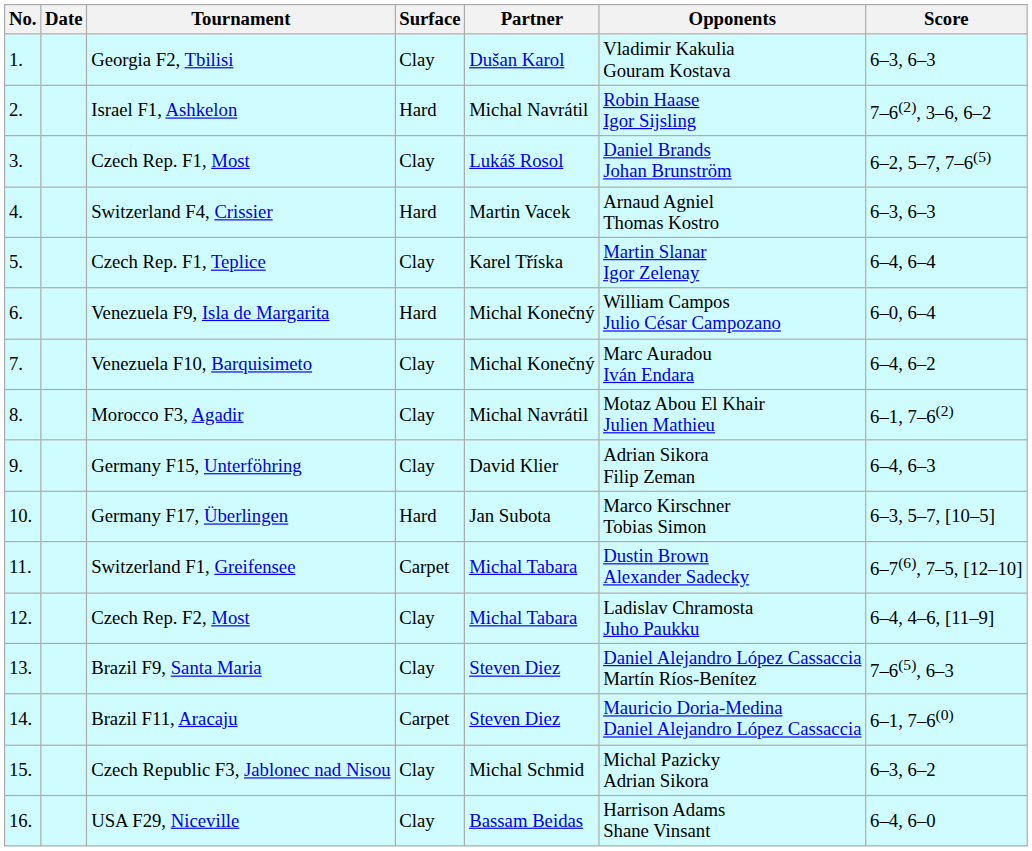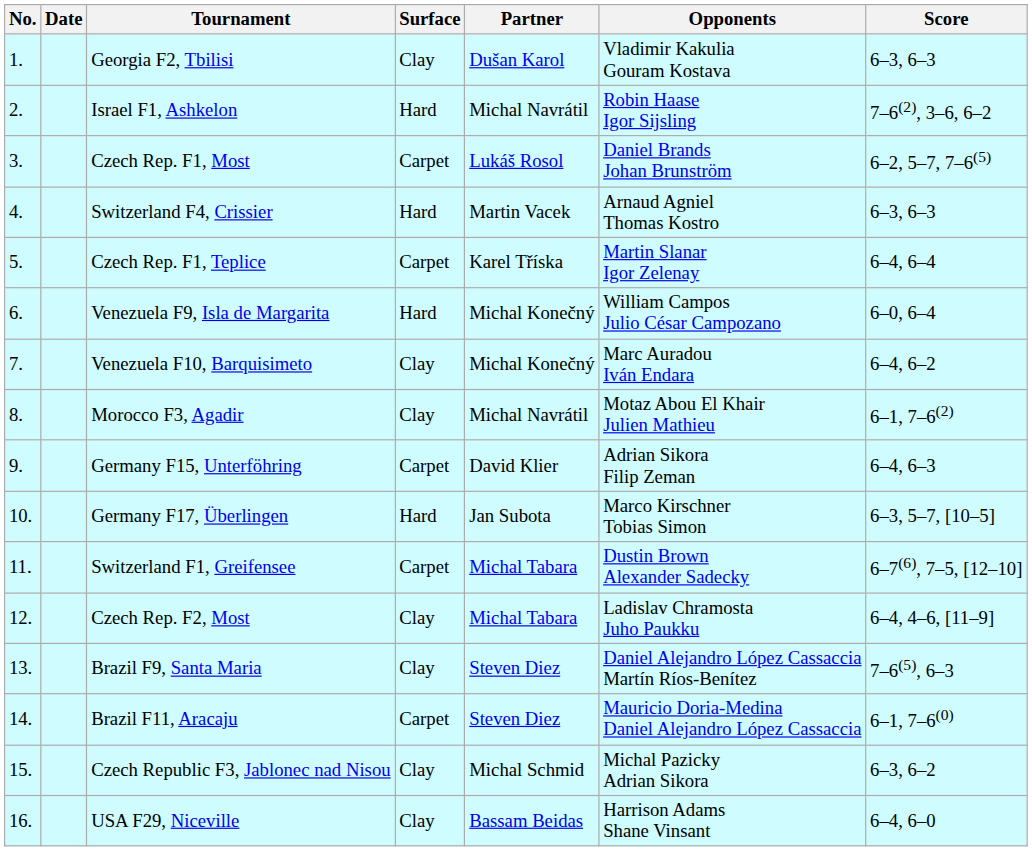(417, 161) Clay -> (424, 161) Carpet
(417, 262) Clay -> (424, 262) Carpet
(417, 465) Clay -> (424, 465) Carpet
